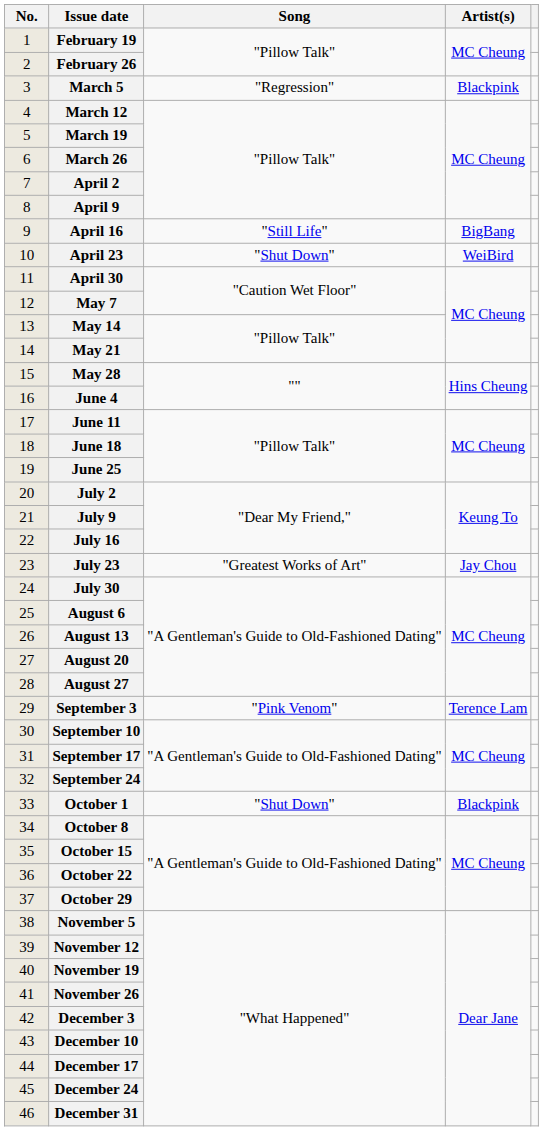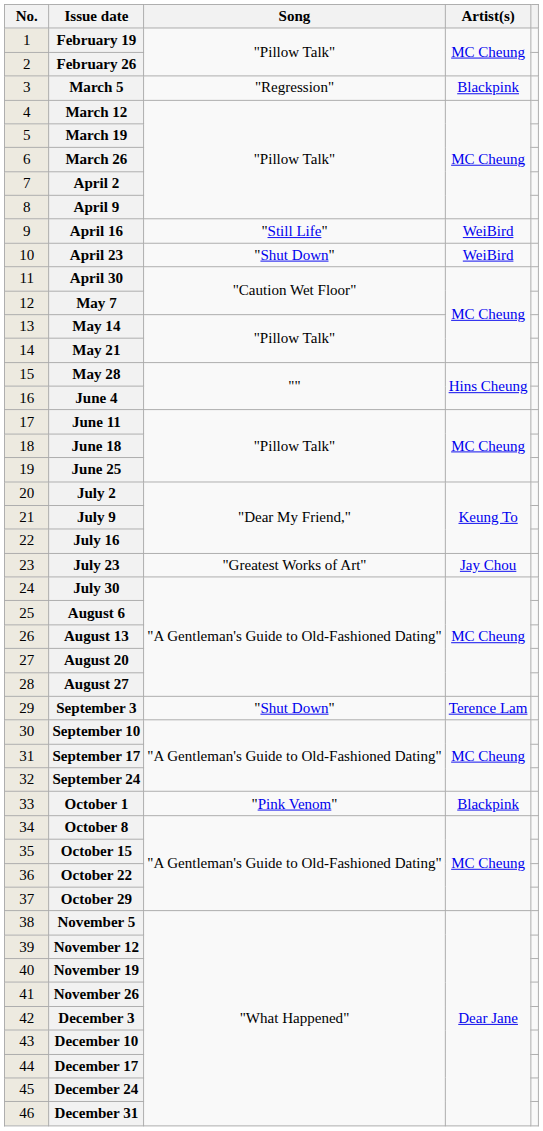(488, 231) BigBang -> (488, 231) WeiBird
(294, 708) "Pink Venom" -> (294, 708) "Shut Down"
(294, 803) "Shut Down" -> (294, 803) "Pink Venom"
